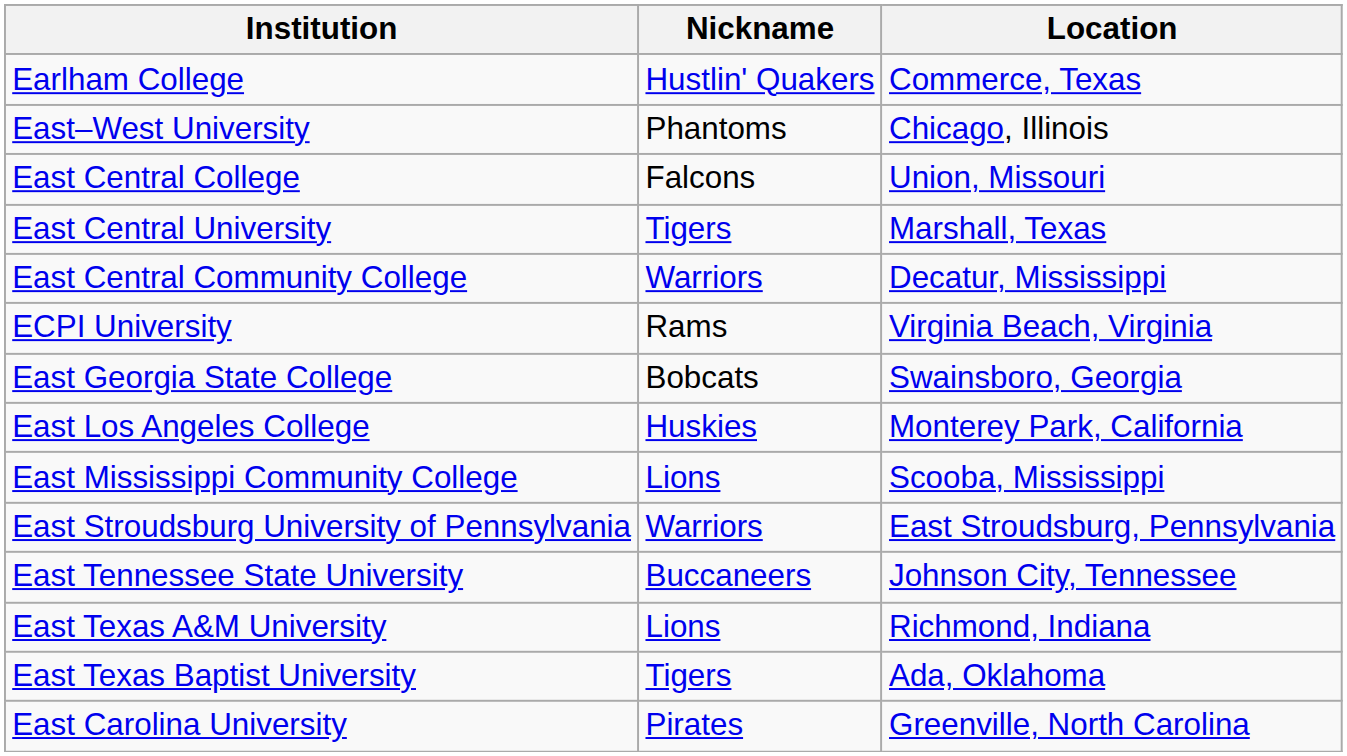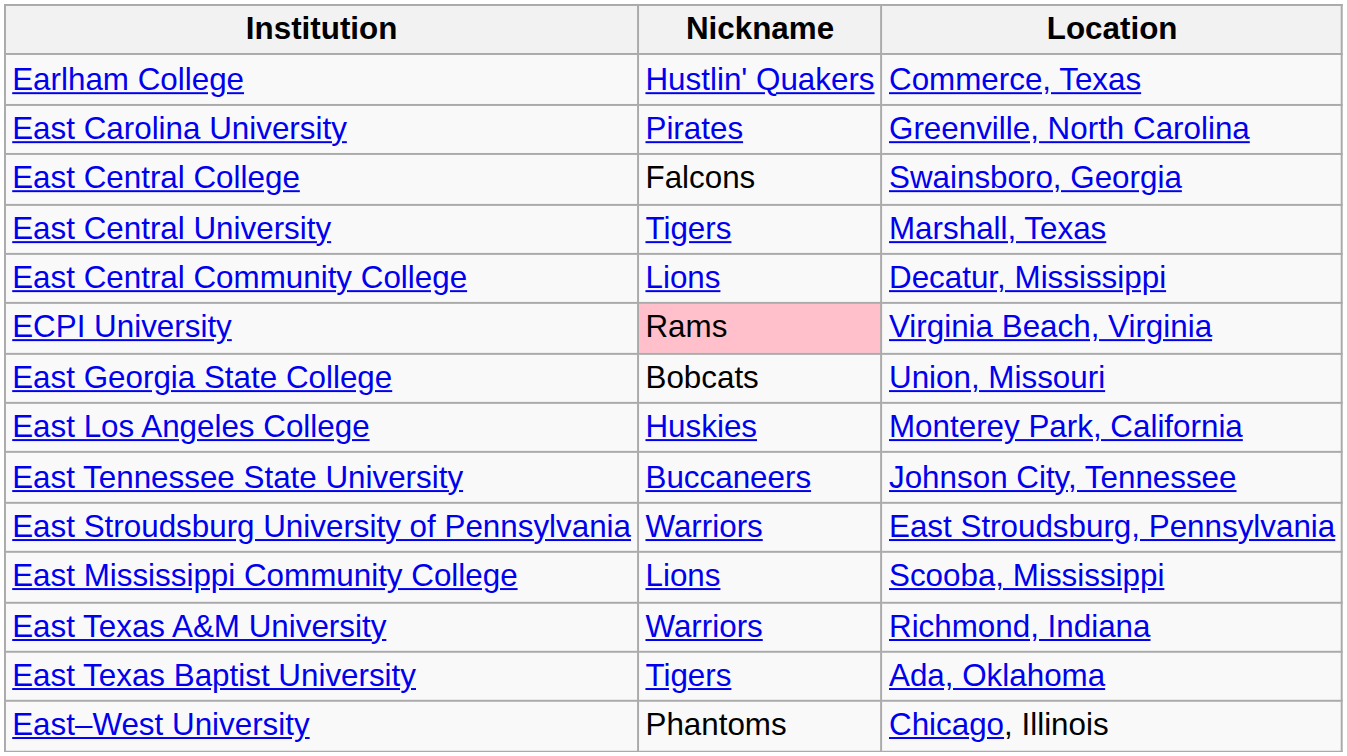rows swapped: (180, 725) <-> (161, 128)
(997, 178) Union, Missouri -> (1035, 178) Swainsboro, Georgia
(704, 278) Warriors -> (683, 278) Lions
(686, 327) no background -> (686, 327) pink background
(1035, 377) Swainsboro, Georgia -> (997, 377) Union, Missouri
rows swapped: (265, 476) <-> (238, 576)
(683, 626) Lions -> (704, 626) Warriors
